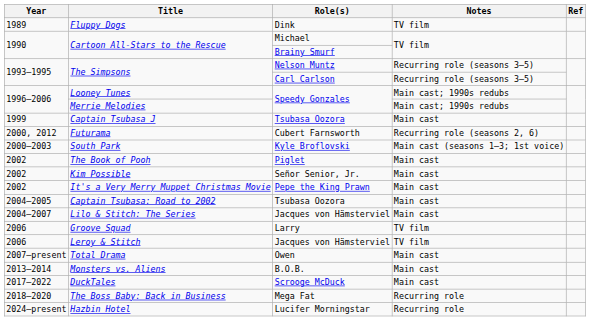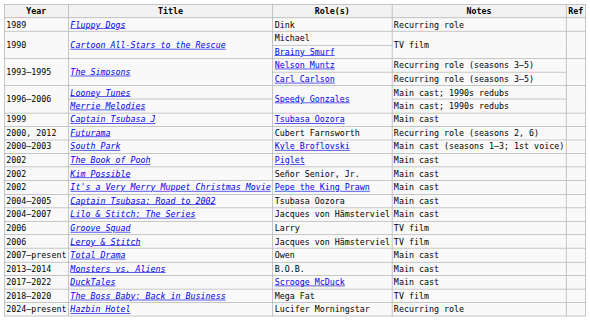(411, 25) TV film -> (429, 25) Recurring role
(429, 296) Recurring role -> (411, 296) TV film
